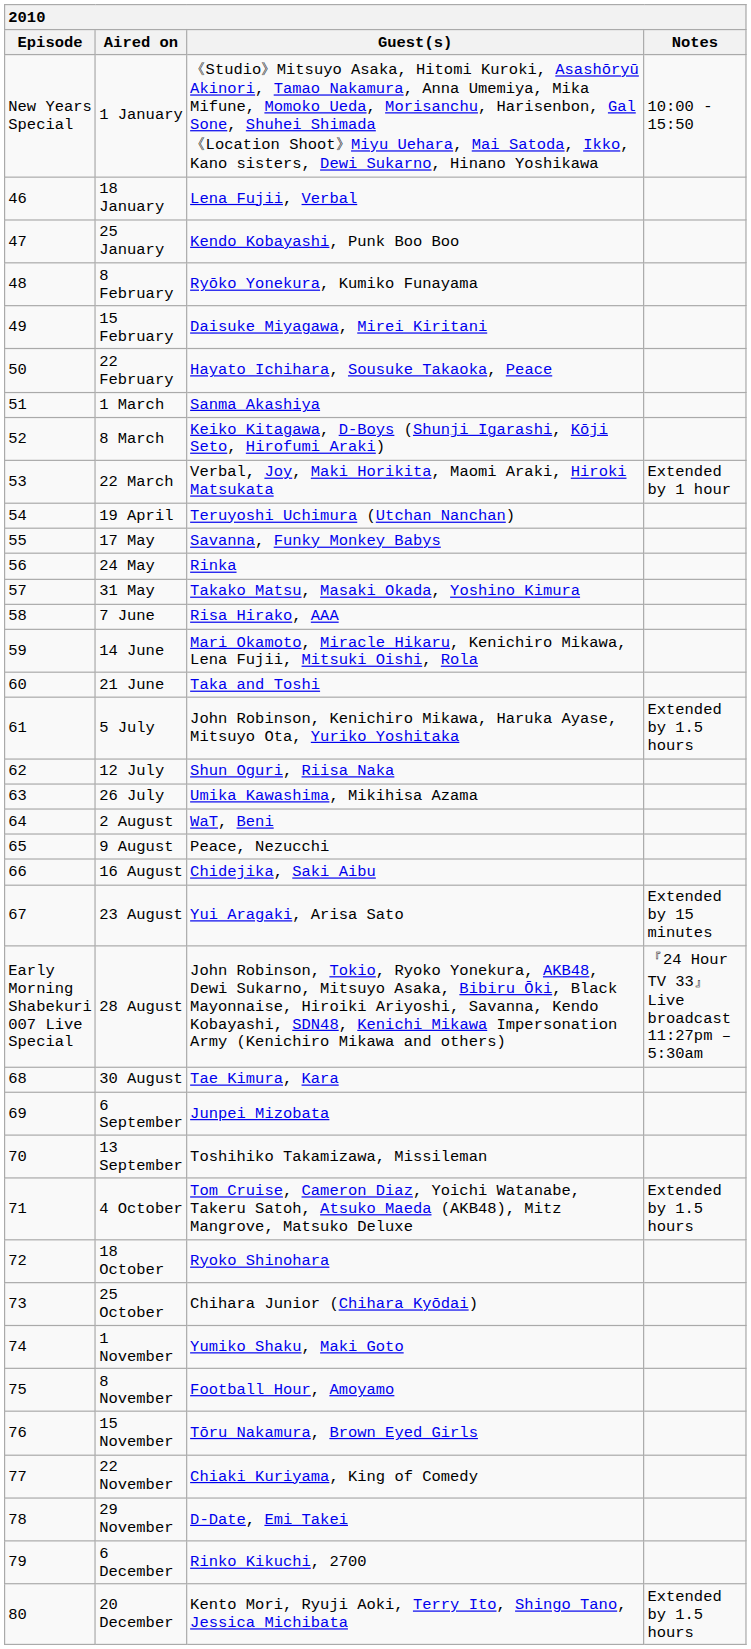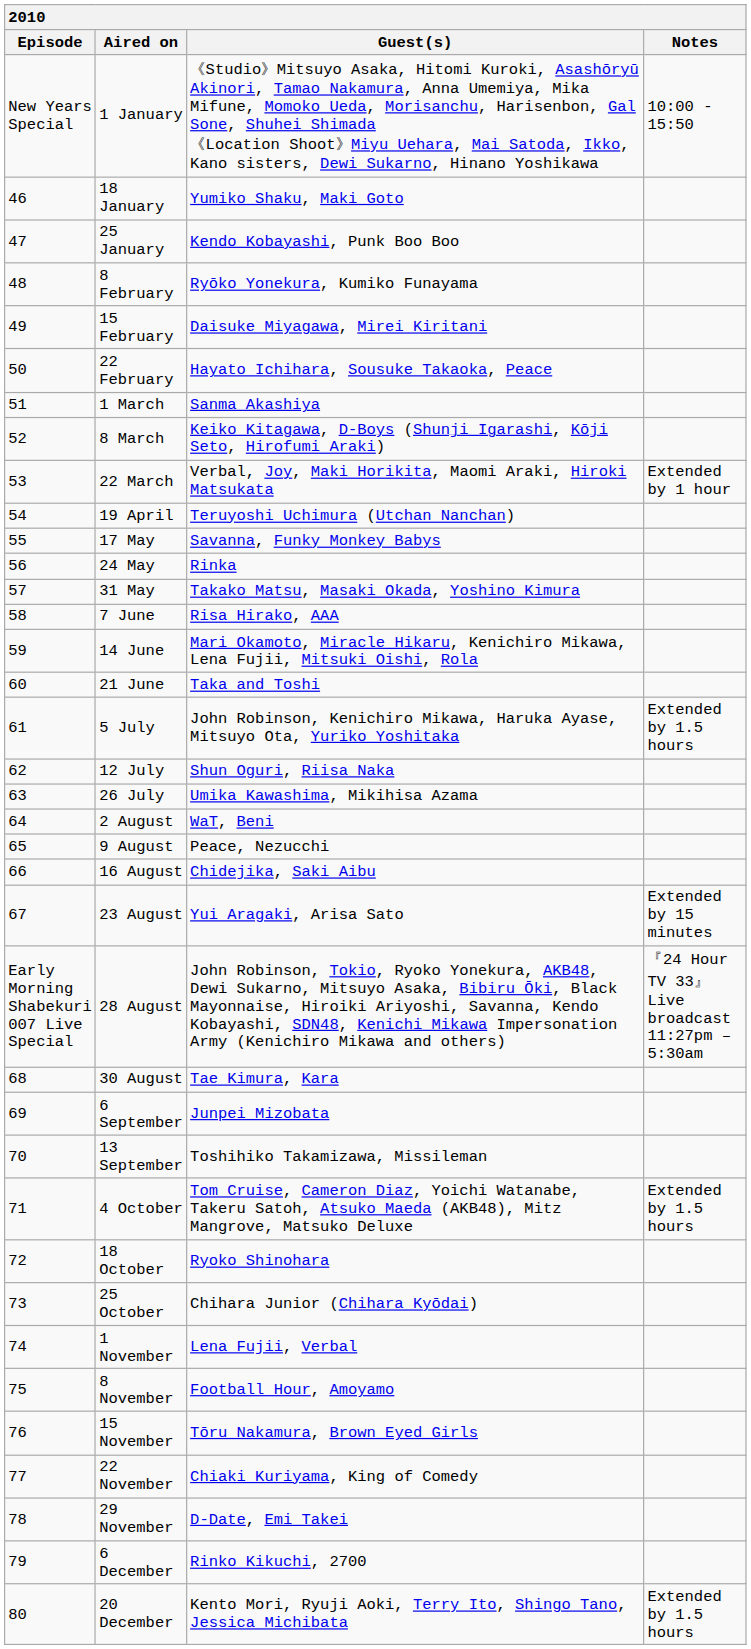(274, 198) Lena Fujii, Verbal -> (297, 198) Yumiko Shaku, Maki Goto
(297, 1347) Yumiko Shaku, Maki Goto -> (274, 1347) Lena Fujii, Verbal
